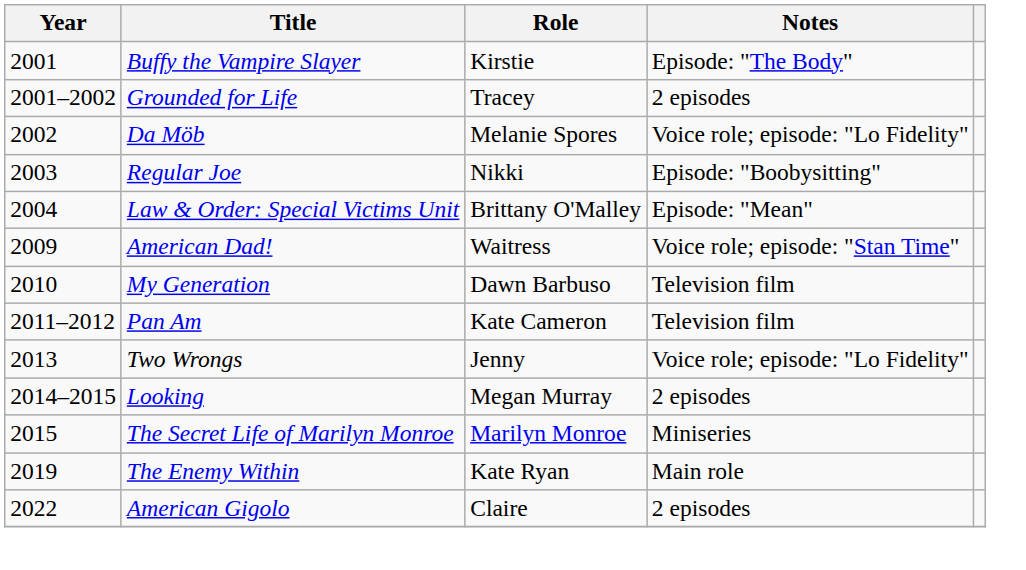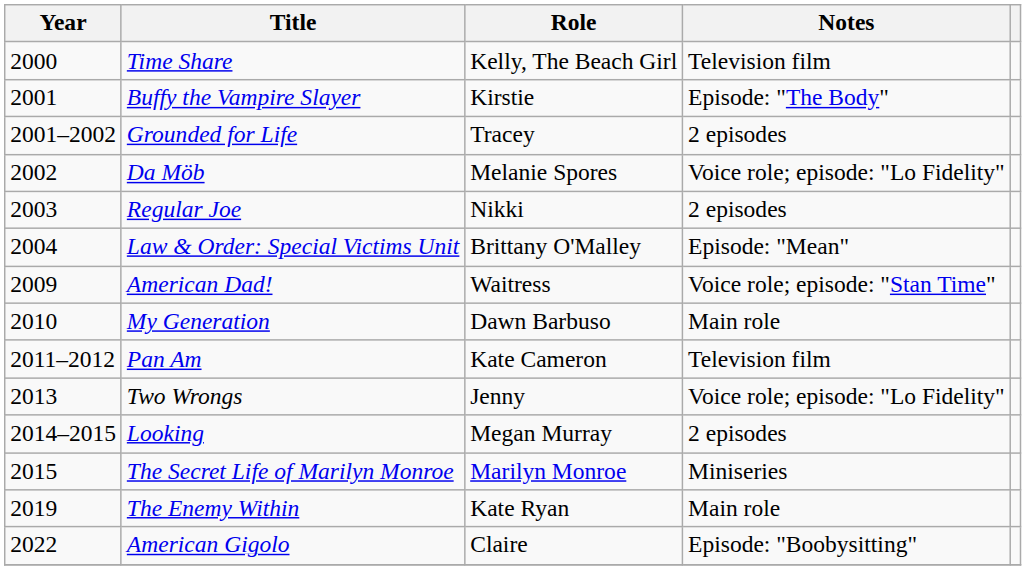+ row: (180, 60)
(766, 172) Episode: "Boobysitting" -> (737, 209) 2 episodes
(723, 284) Television film -> (734, 321) Main role
(701, 508) 2 episodes -> (803, 545) Episode: "Boobysitting"
